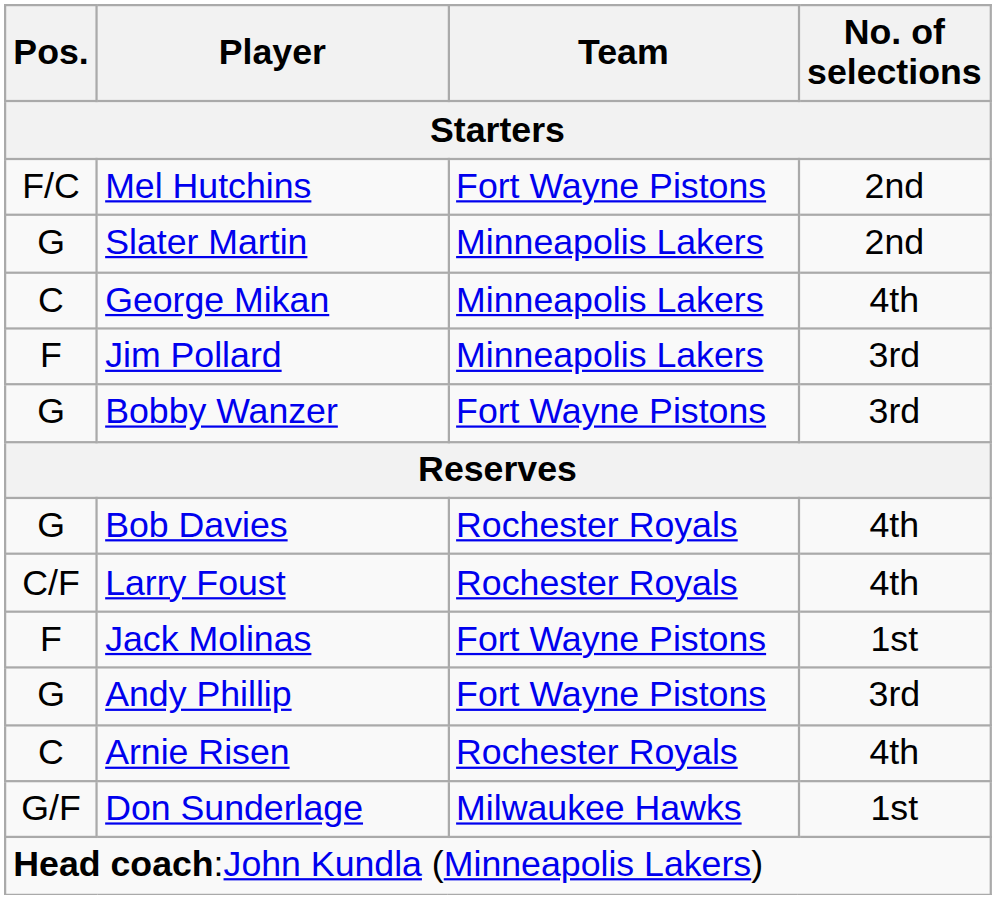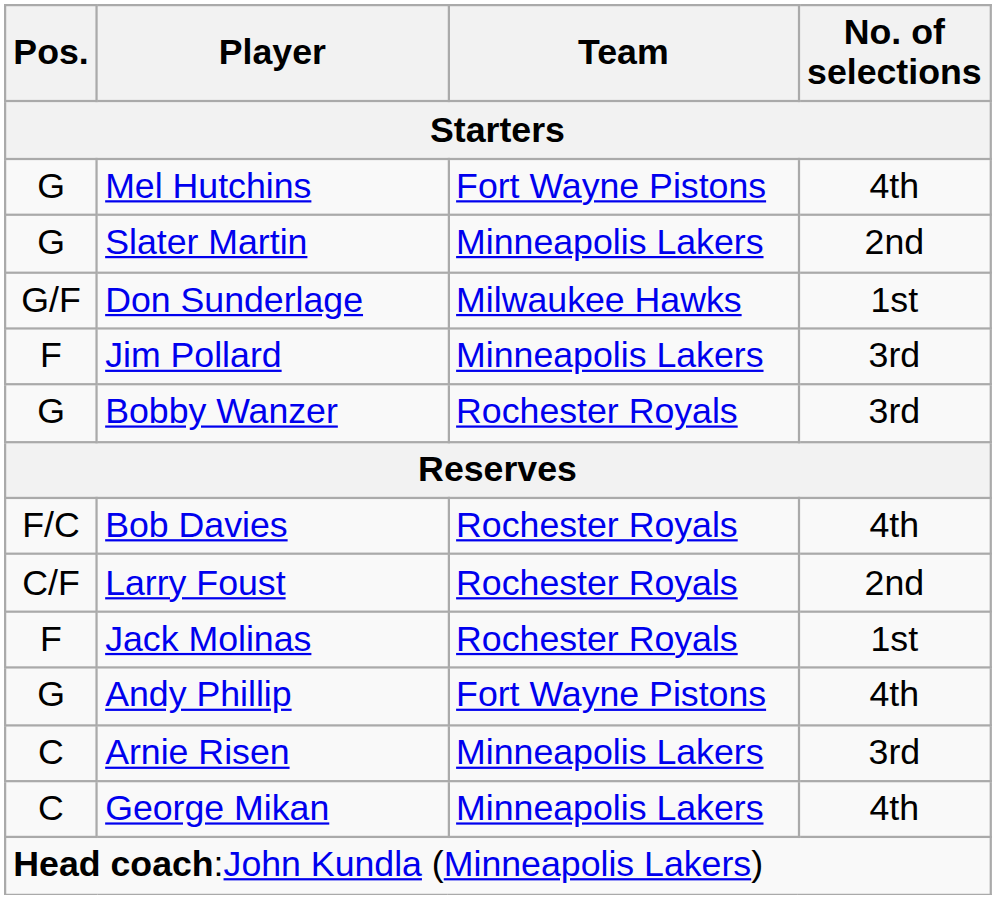(51, 186) F/C -> (51, 186) G
(894, 186) 2nd -> (894, 186) 4th
rows swapped: (217, 299) <-> (234, 808)
(611, 412) Fort Wayne Pistons -> (597, 412) Rochester Royals
(51, 525) G -> (51, 525) F/C
(894, 582) 4th -> (894, 582) 2nd
(611, 638) Fort Wayne Pistons -> (597, 638) Rochester Royals
(894, 695) 3rd -> (894, 695) 4th
(597, 751) Rochester Royals -> (610, 751) Minneapolis Lakers
(894, 751) 4th -> (894, 751) 3rd
